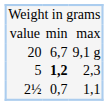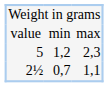- row: (35, 52)
(59, 70) bold -> (62, 52) normal
